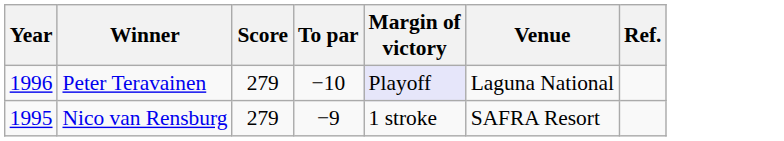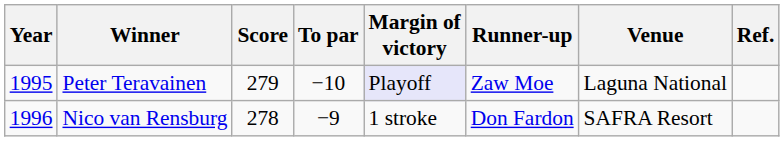+ column: (522, 35)
(31, 83) 1996 -> (31, 83) 1995
(31, 118) 1995 -> (31, 118) 1996
(263, 118) 279 -> (263, 118) 278
